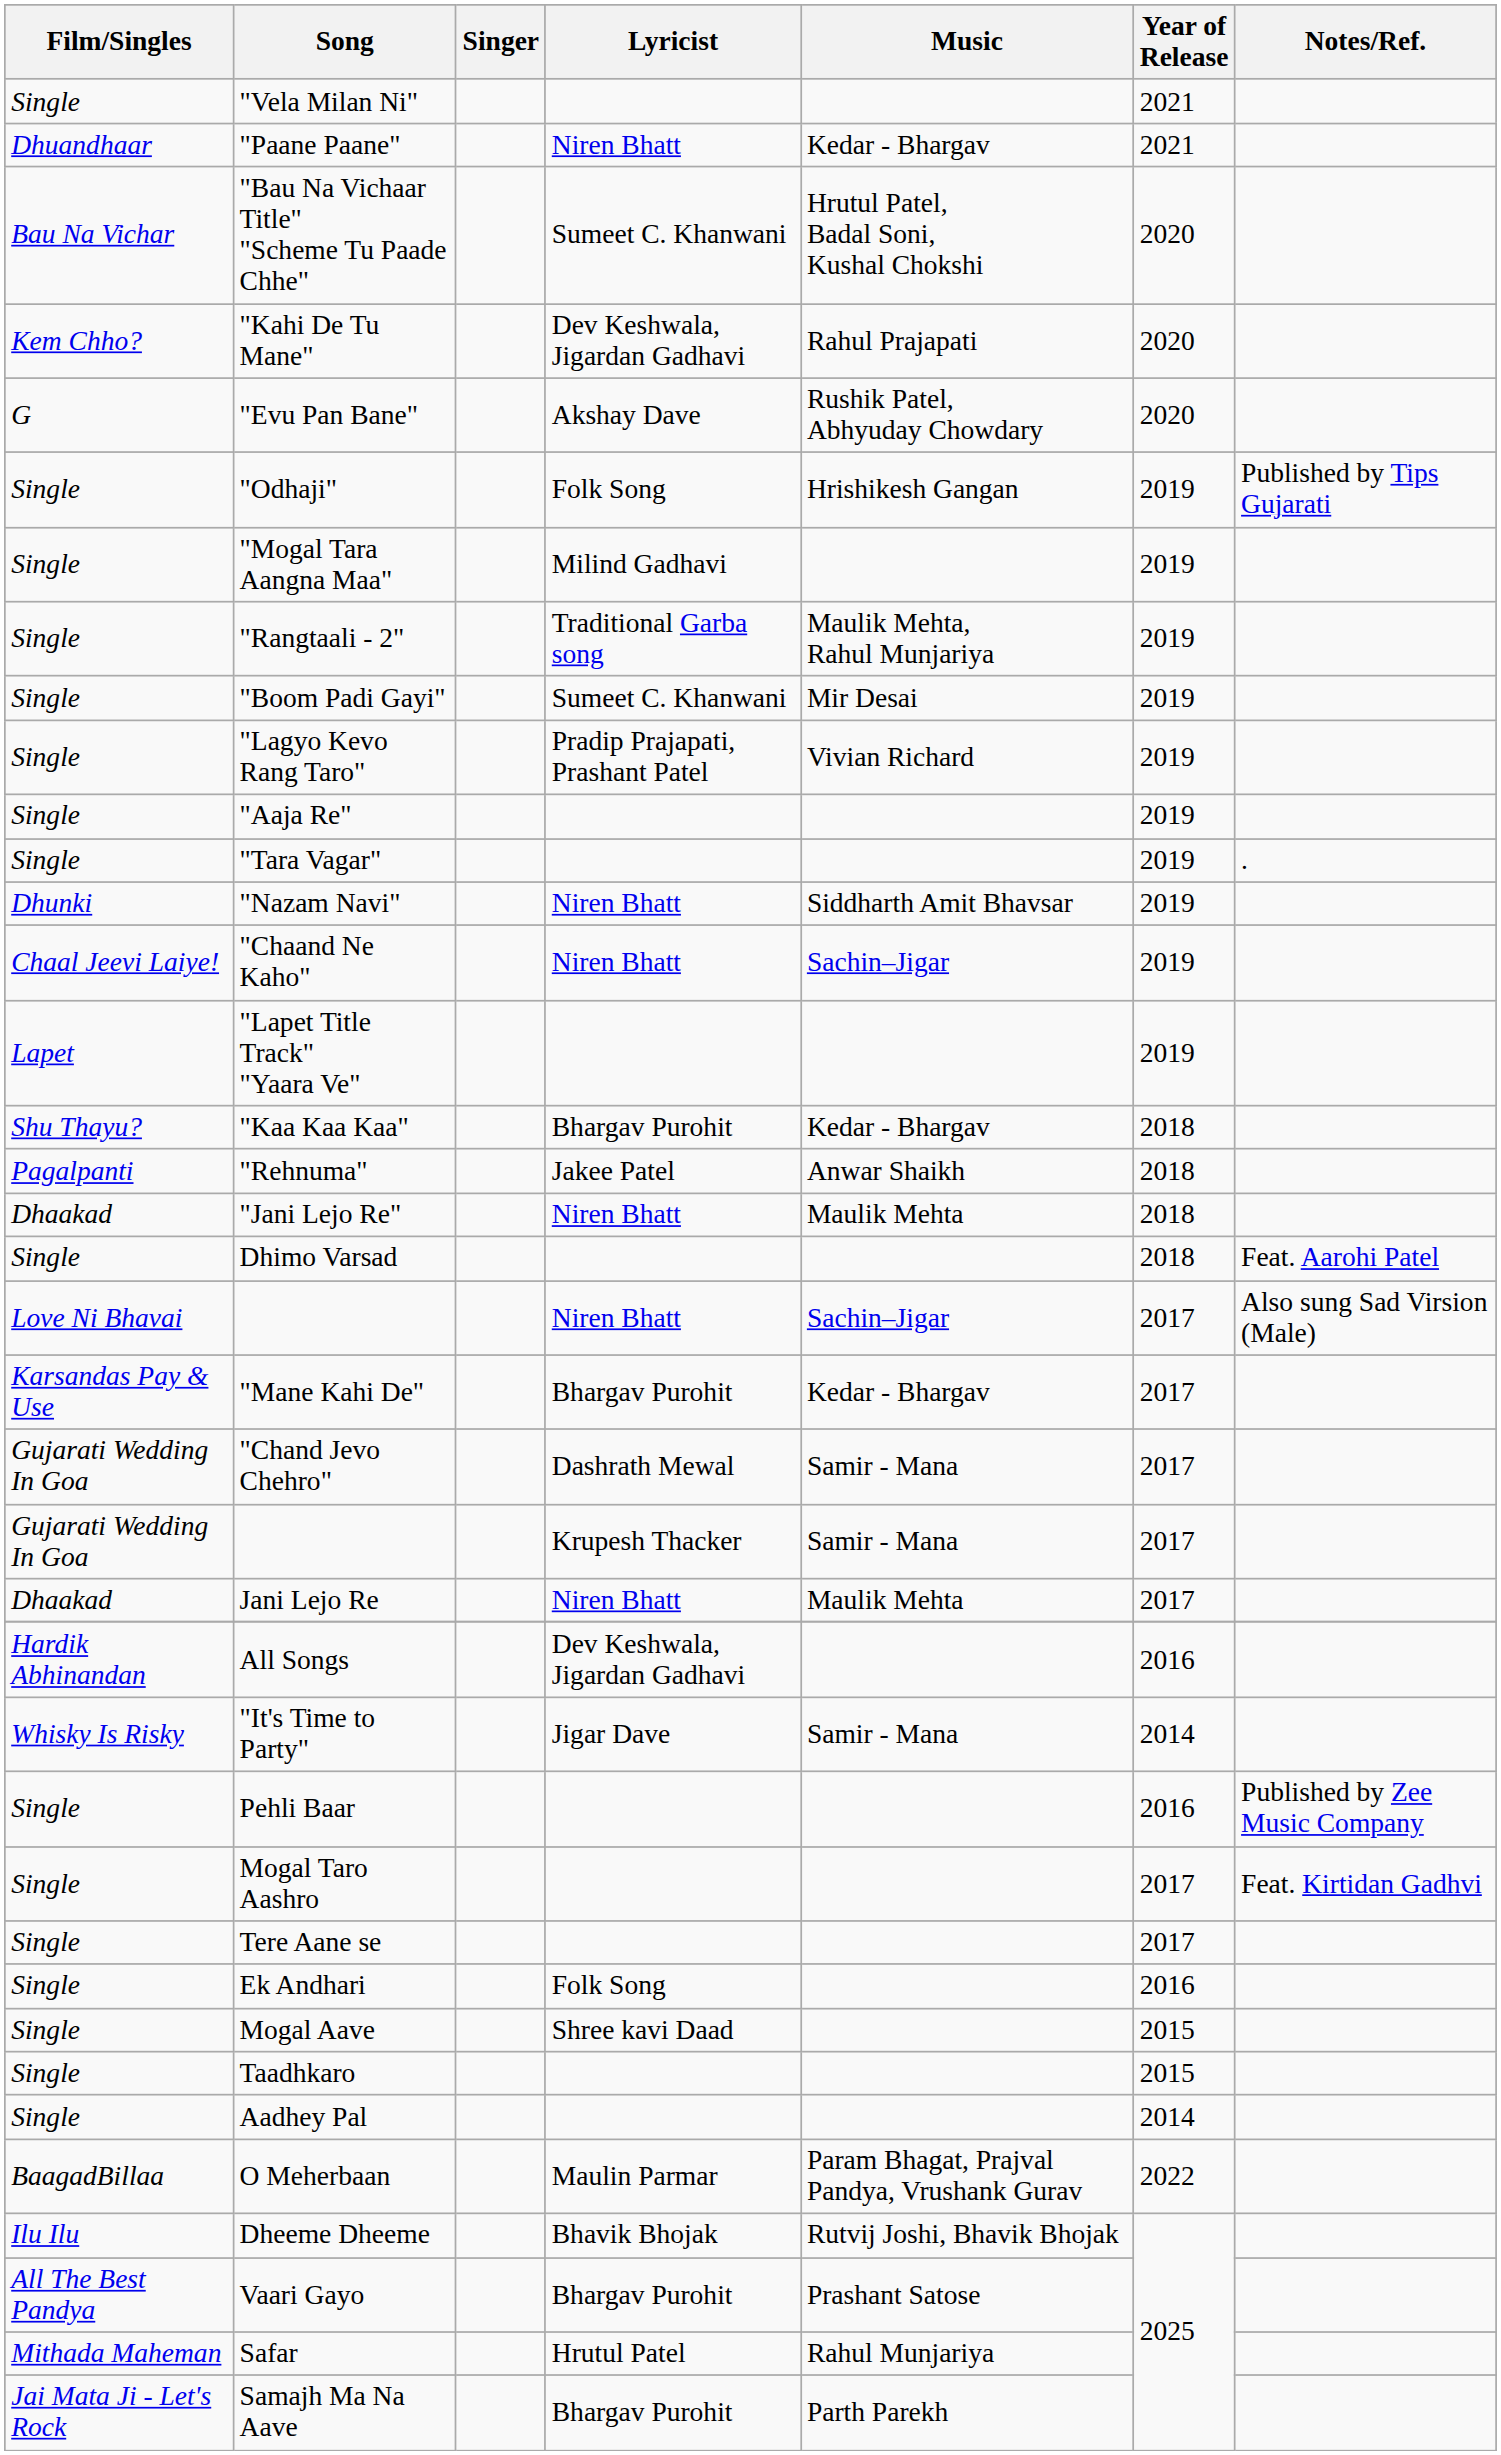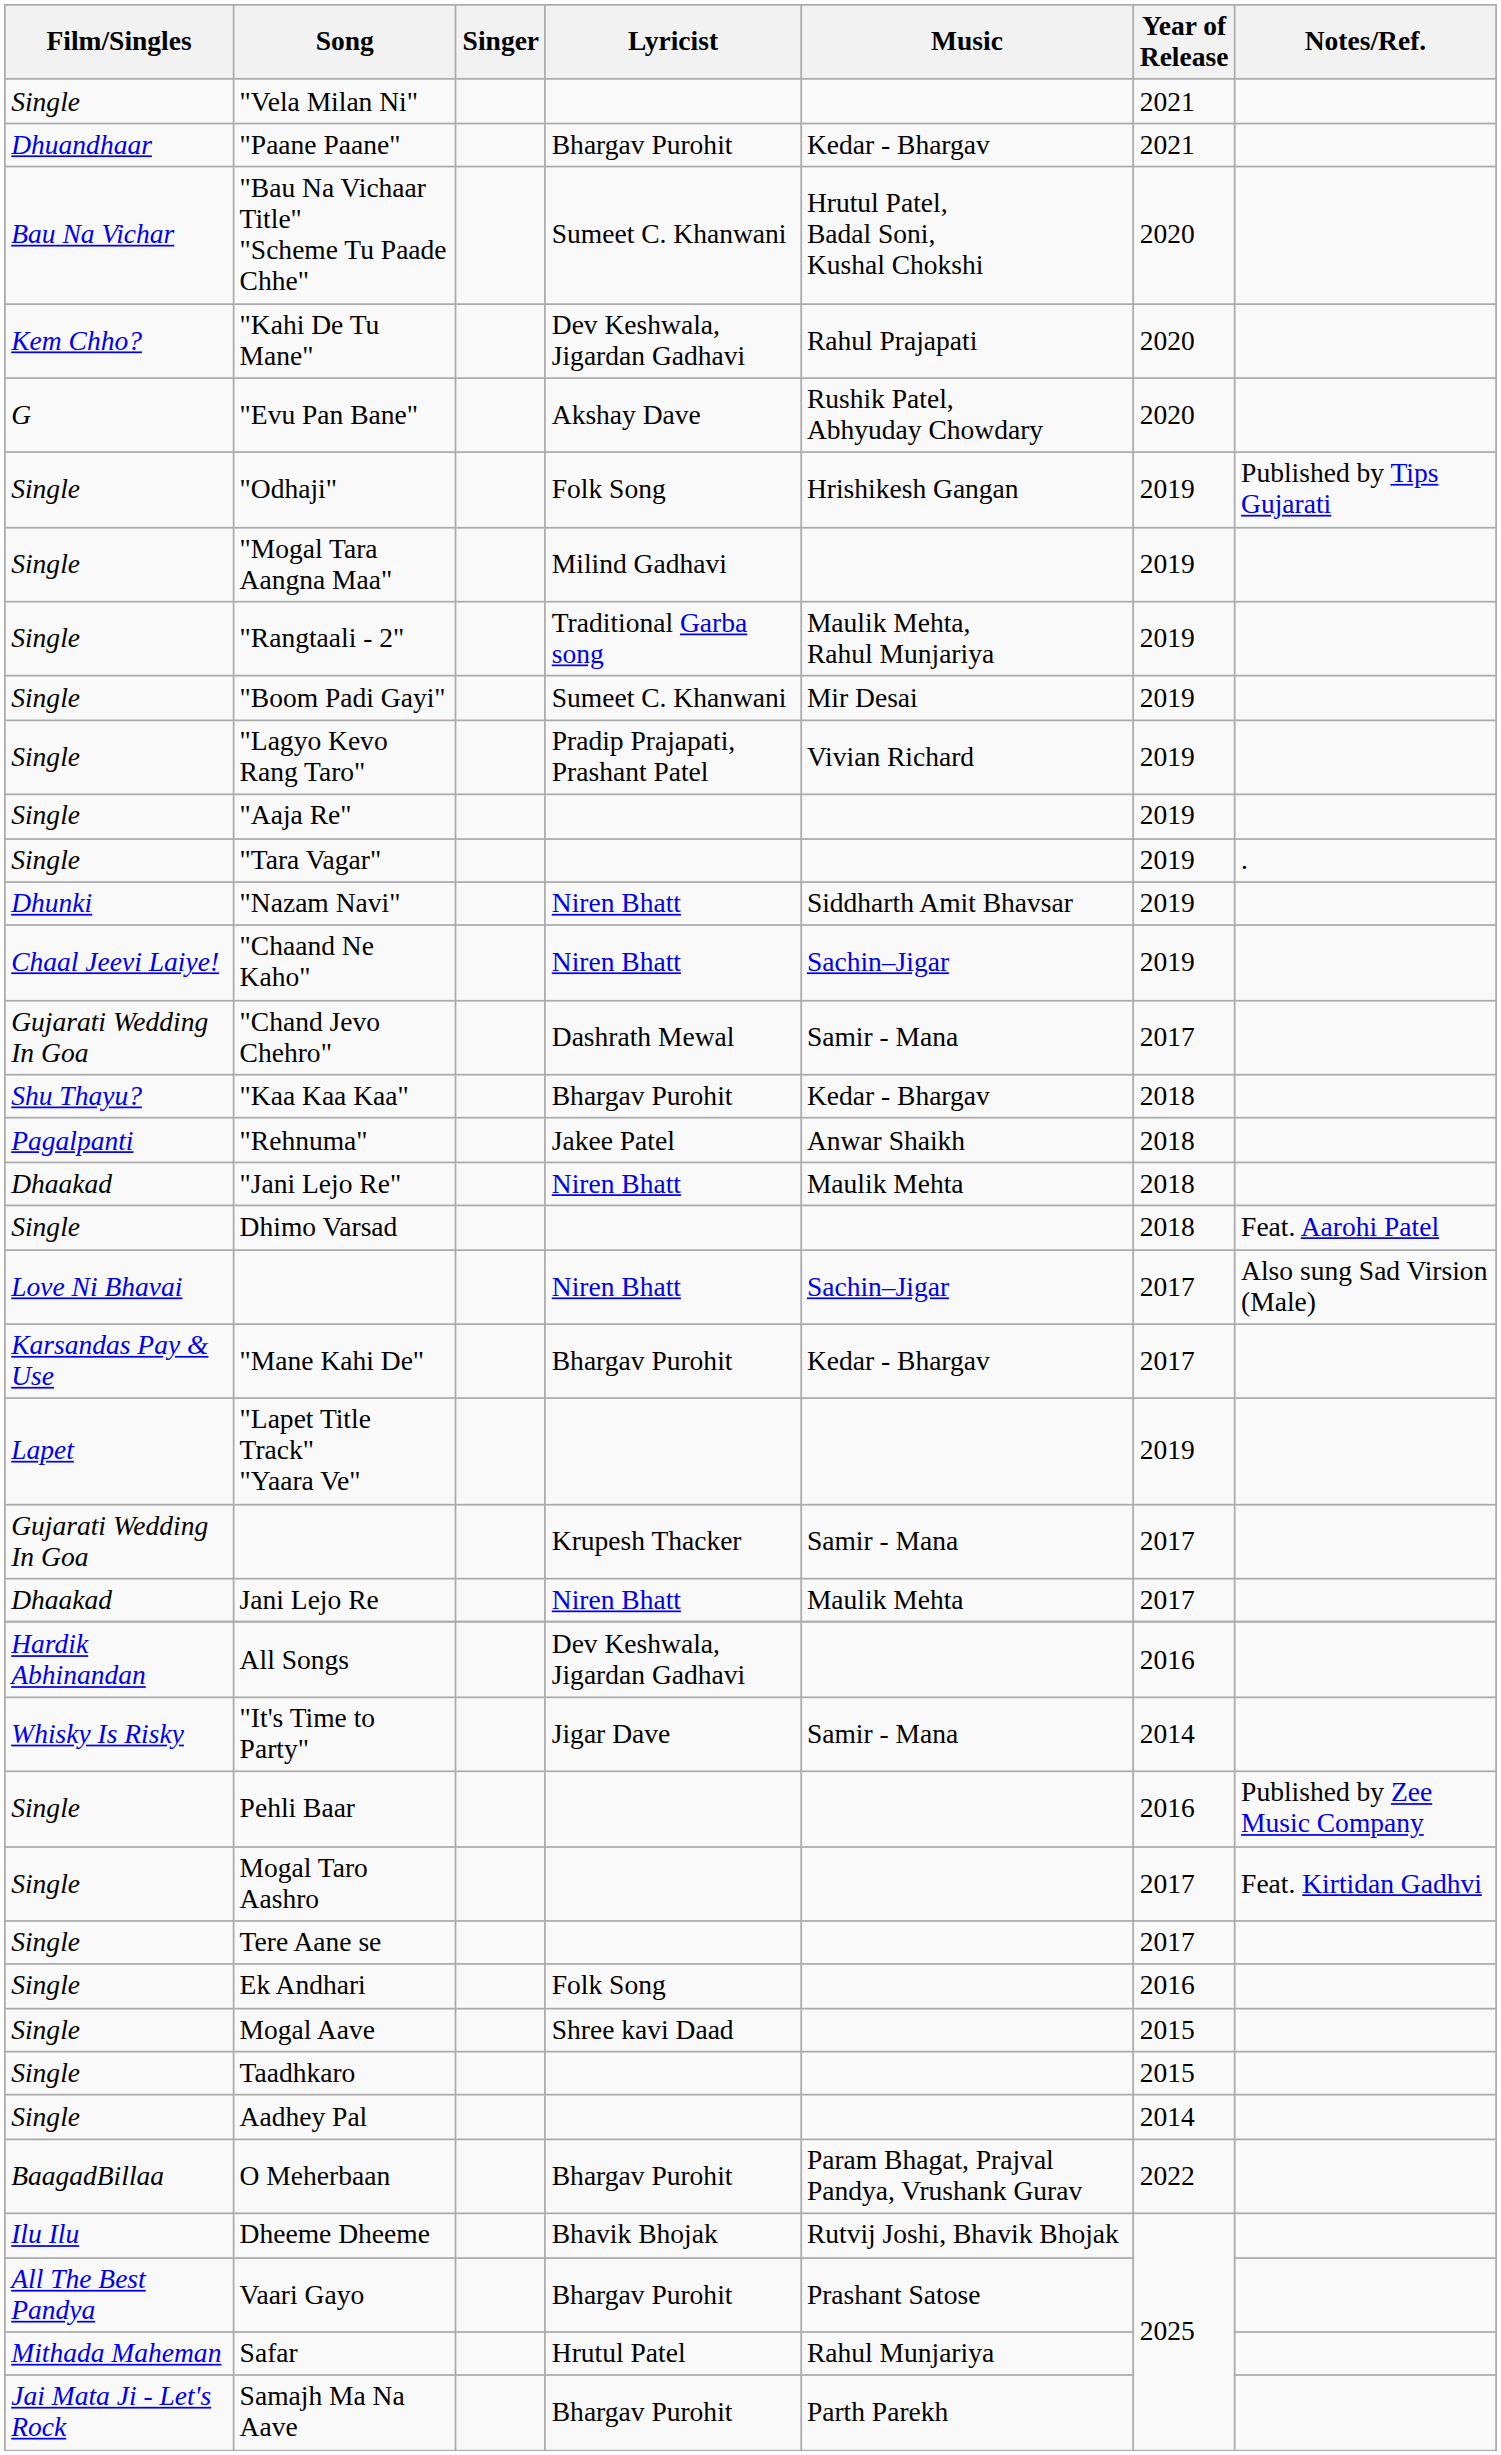(616, 144) Niren Bhatt -> (642, 144) Bhargav Purohit
rows swapped: (43, 1052) <-> (110, 1466)
(635, 2175) Maulin Parmar -> (642, 2175) Bhargav Purohit
